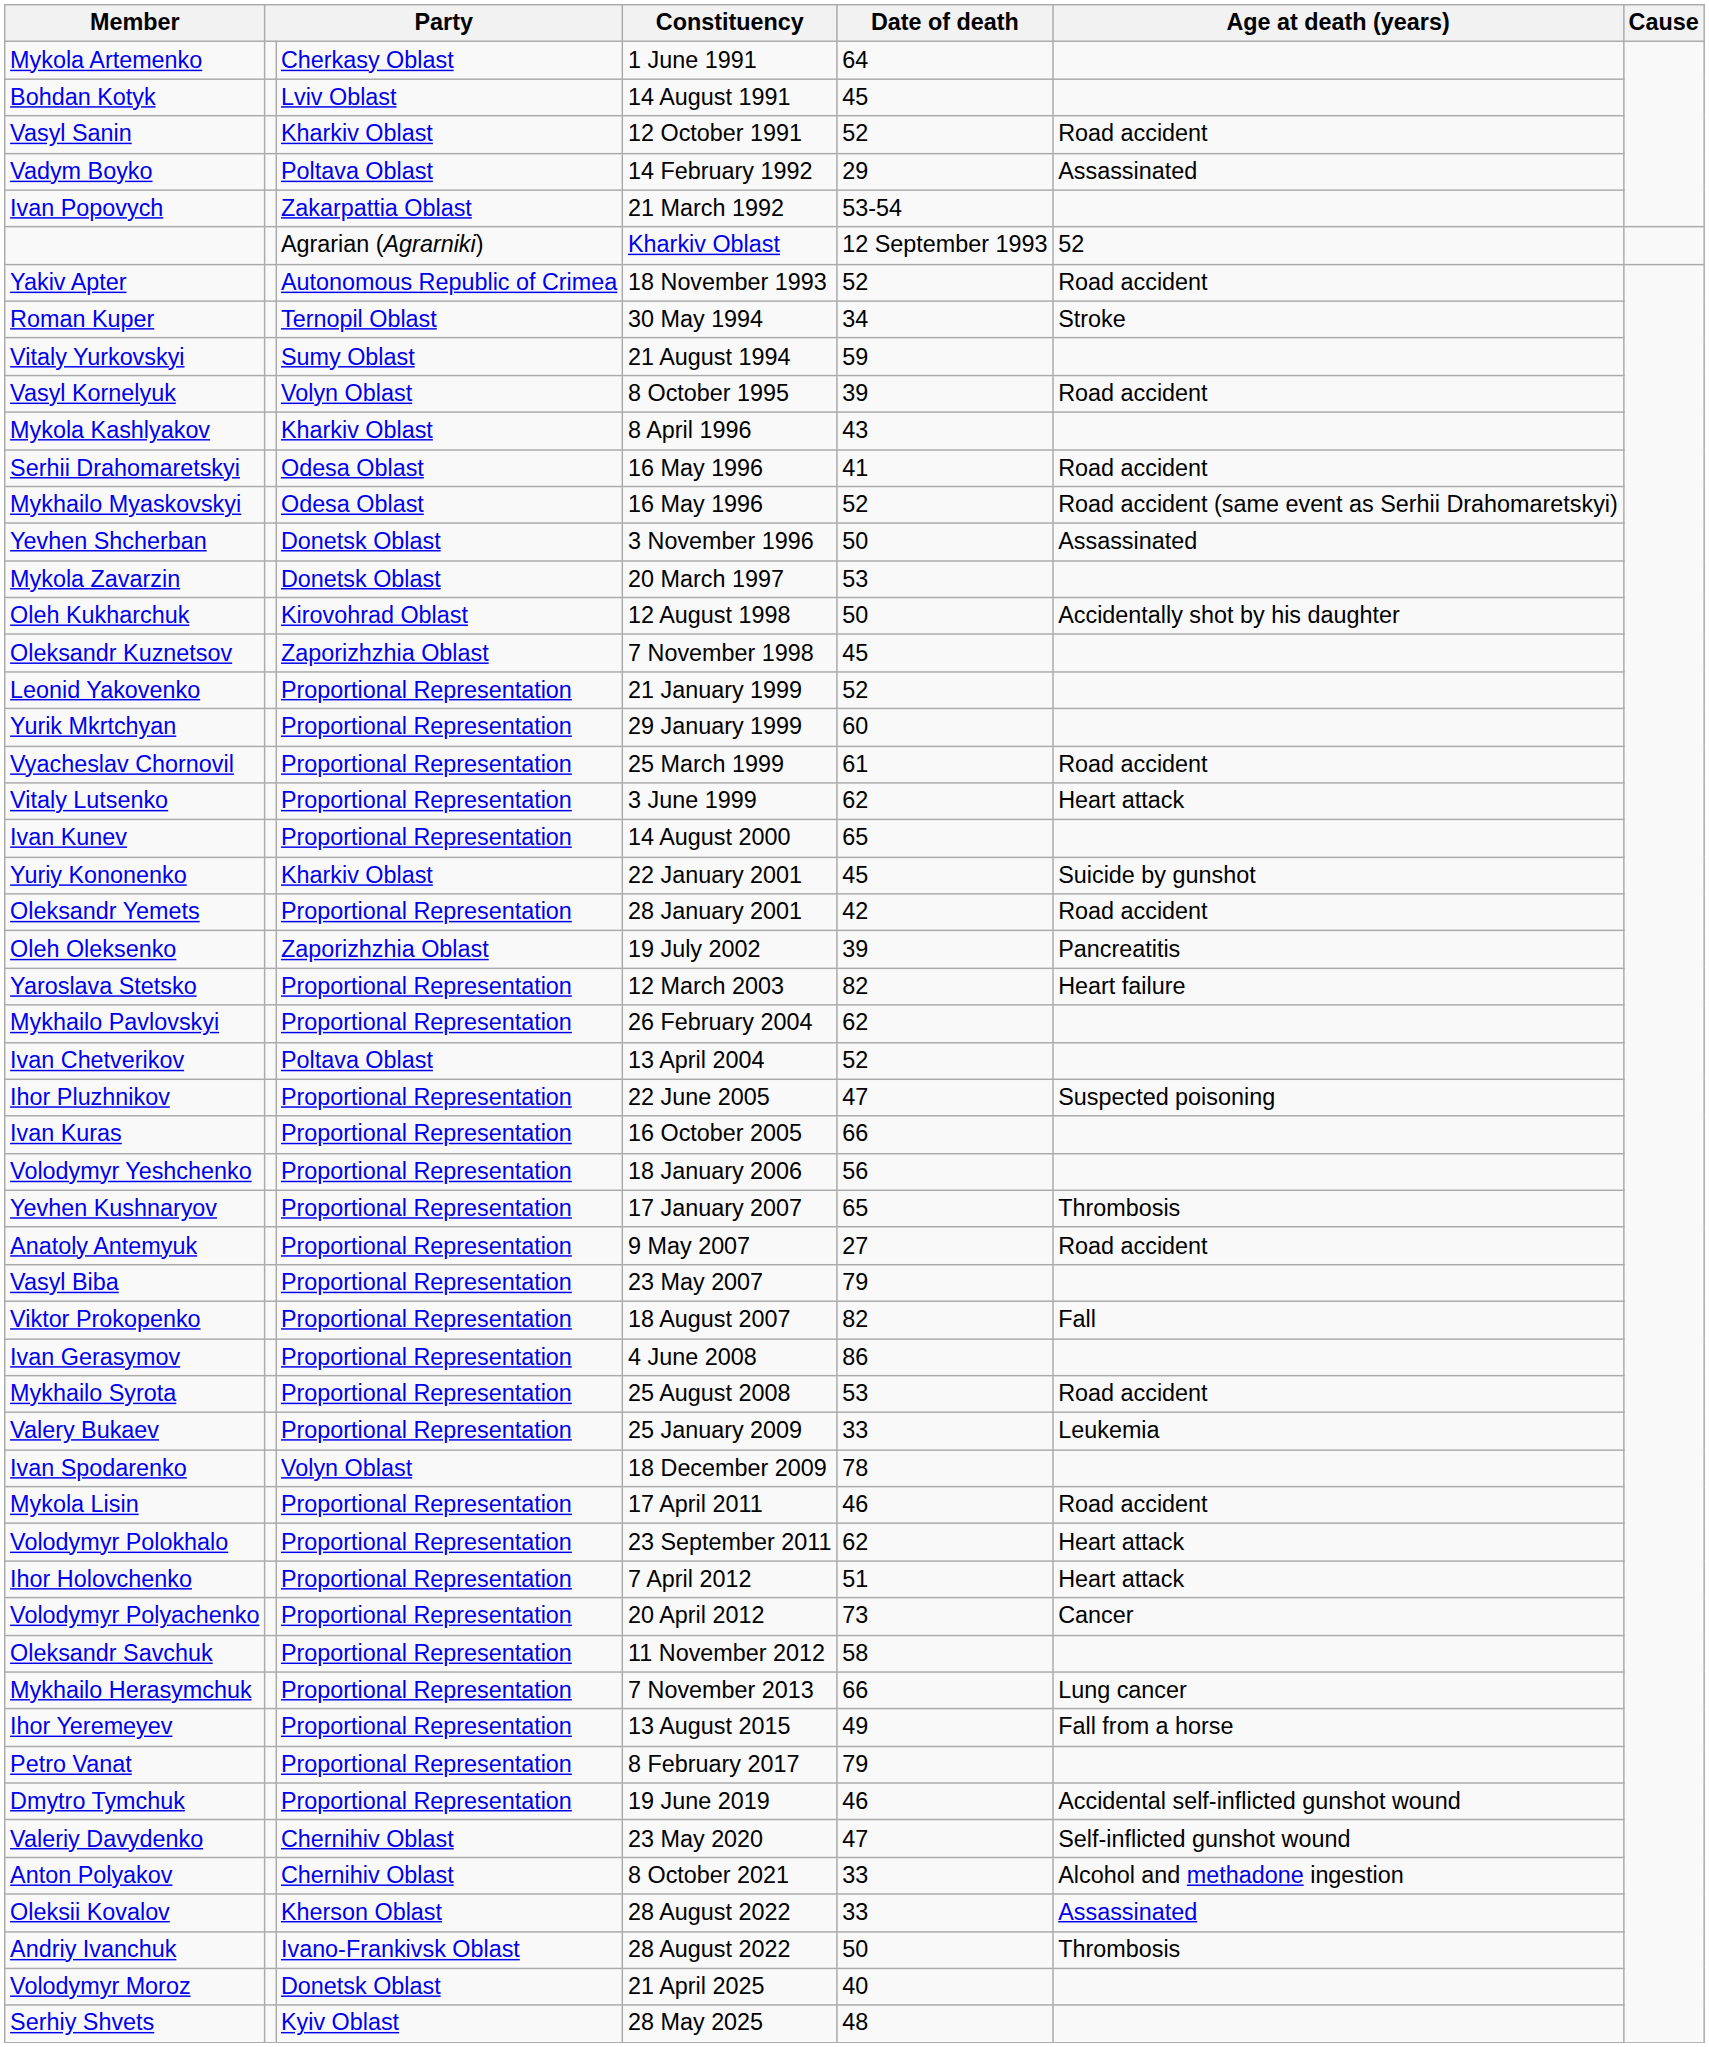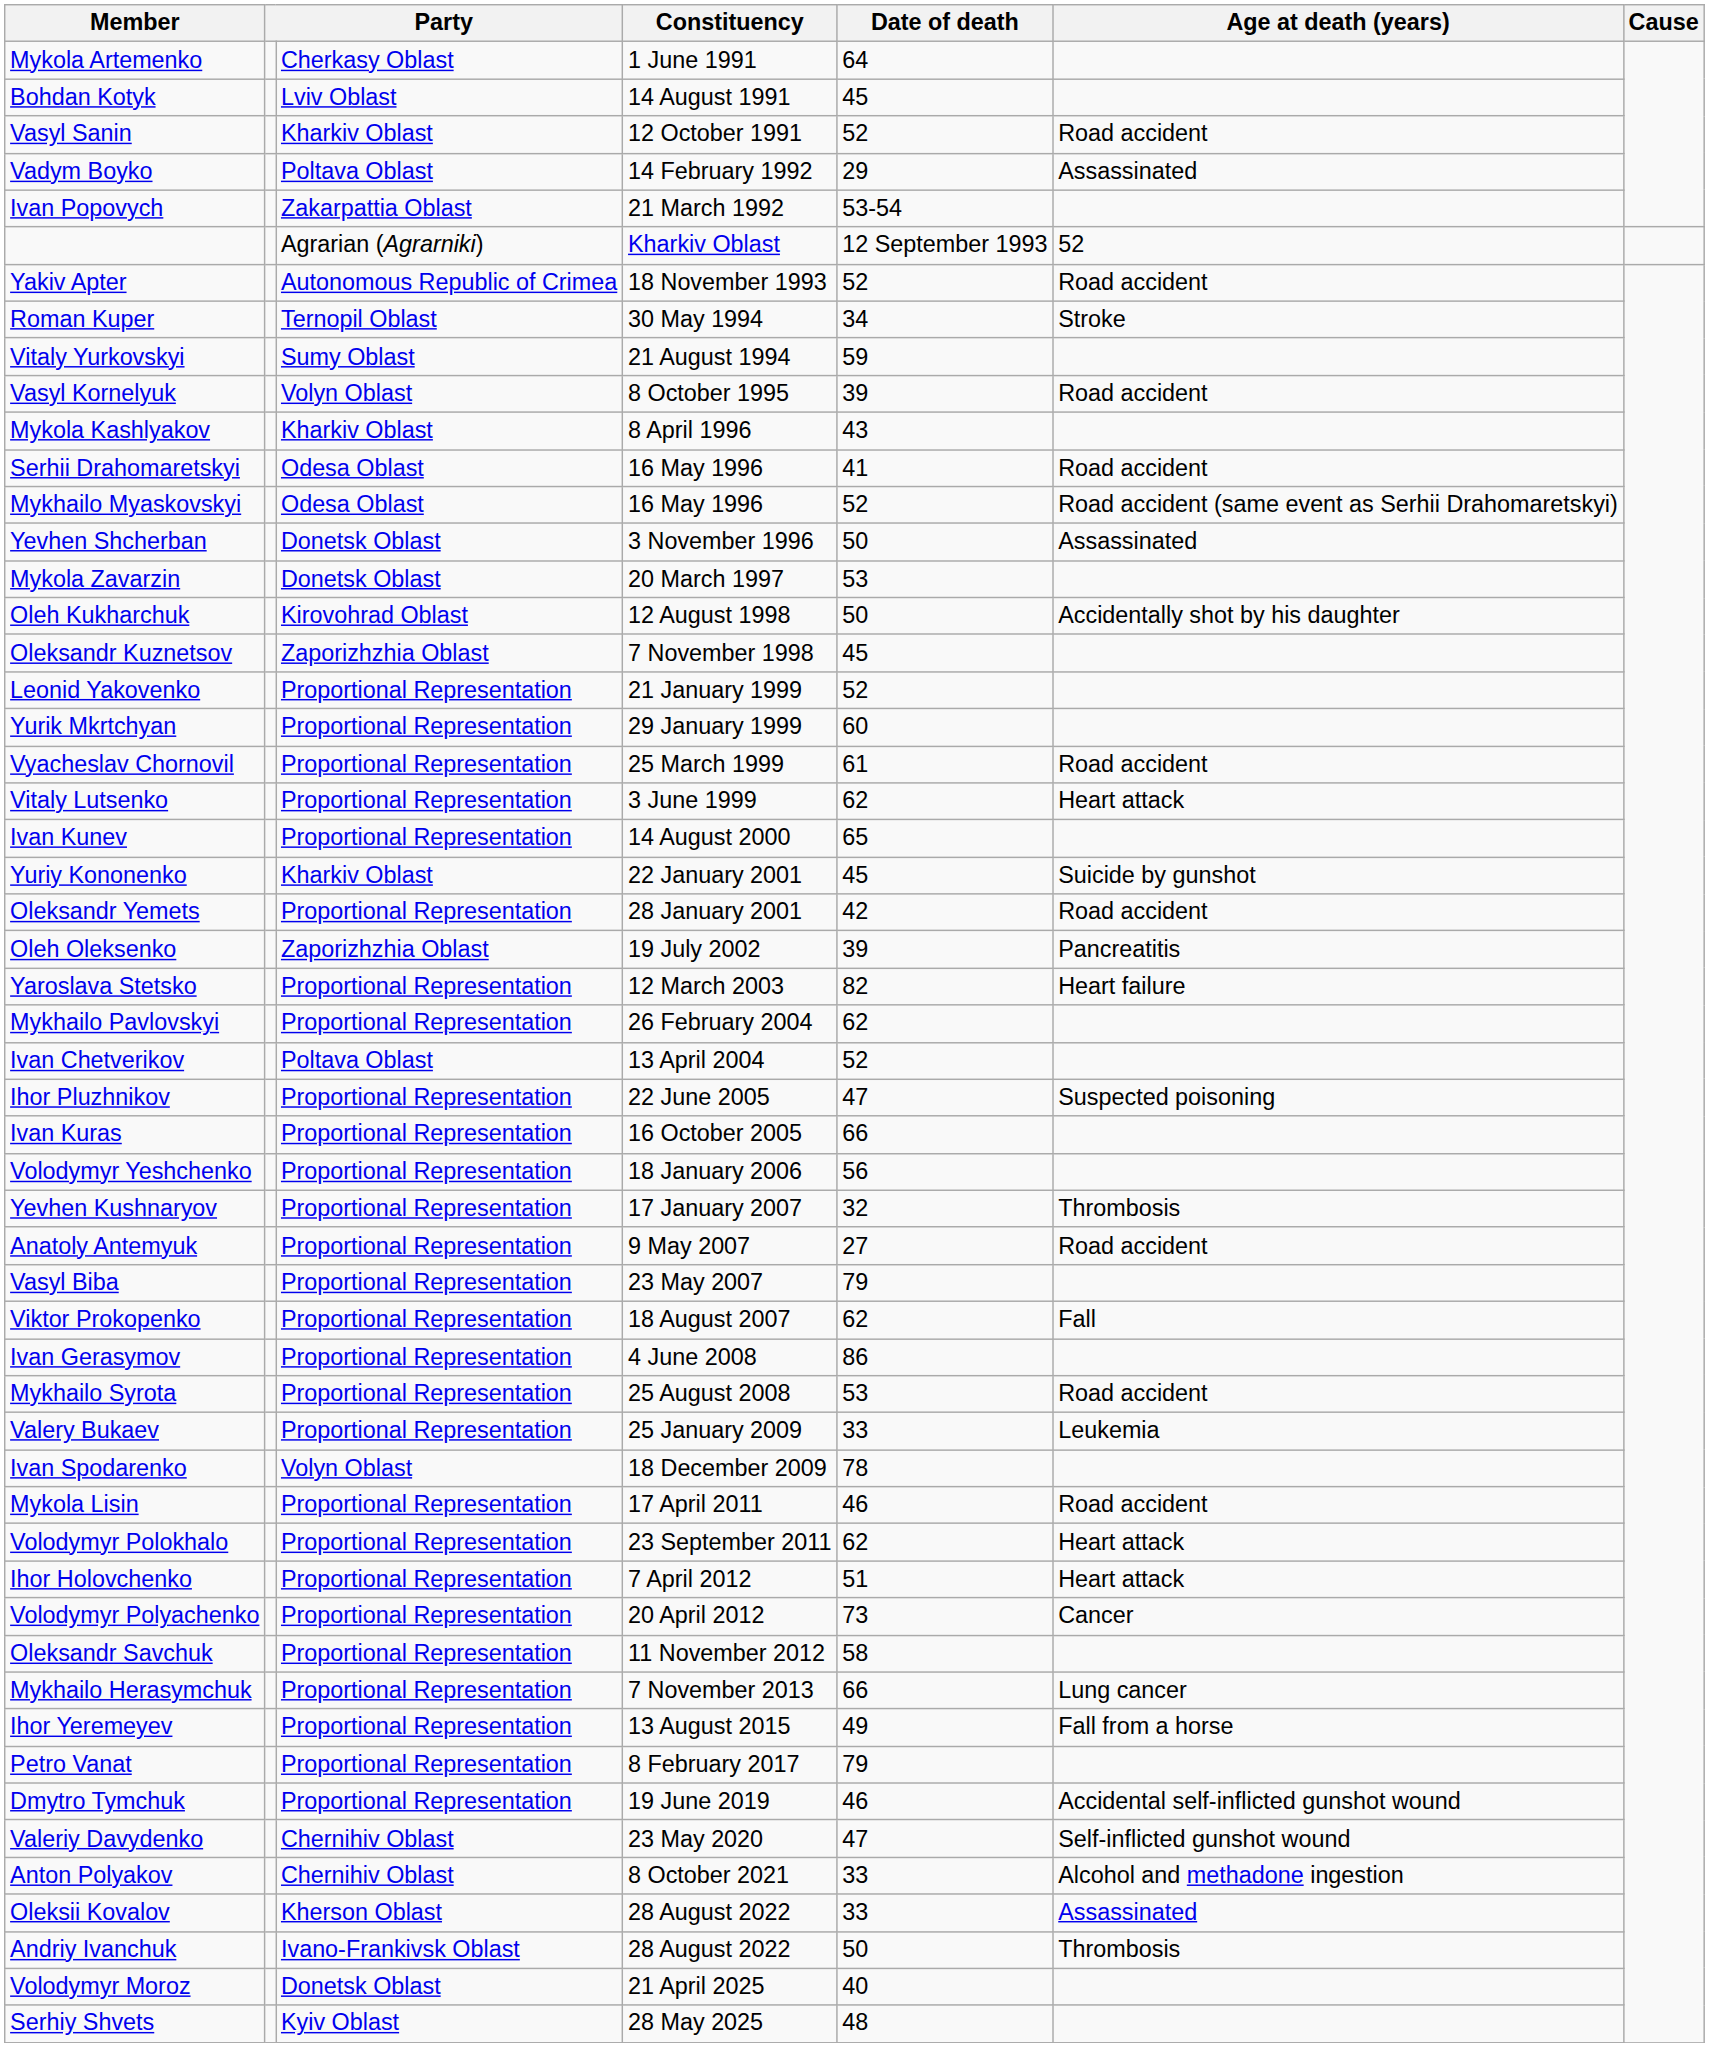(855, 1208) 65 -> (855, 1208) 32
(855, 1319) 82 -> (855, 1319) 62
